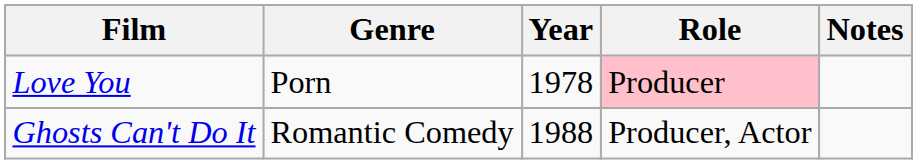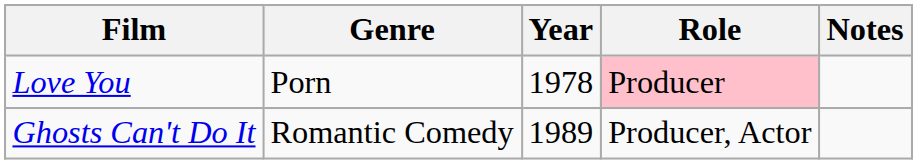(561, 132) 1988 -> (561, 132) 1989
